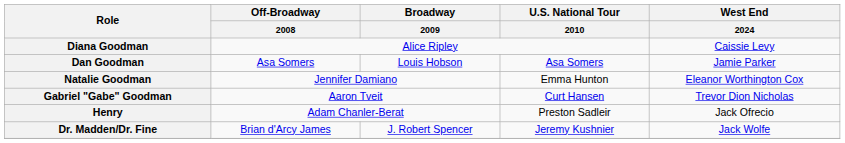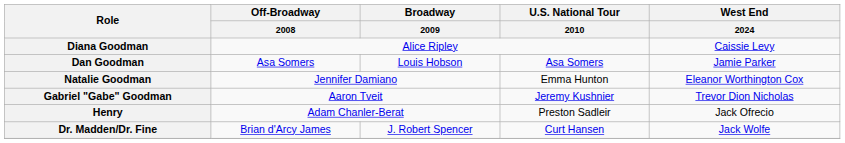(575, 96) Curt Hansen -> (575, 96) Jeremy Kushnier
(575, 130) Jeremy Kushnier -> (575, 130) Curt Hansen
